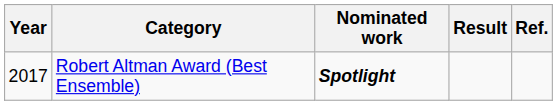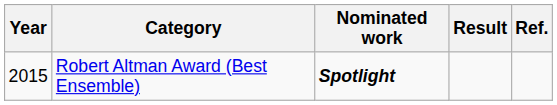(28, 76) 2017 -> (28, 76) 2015
